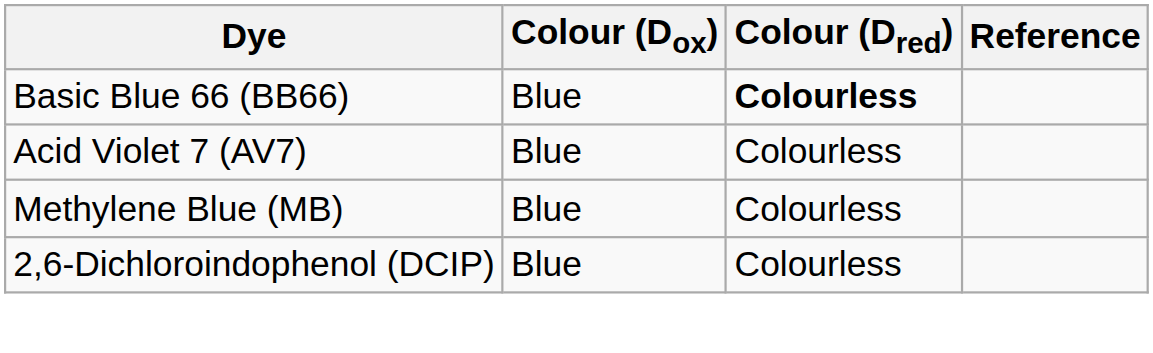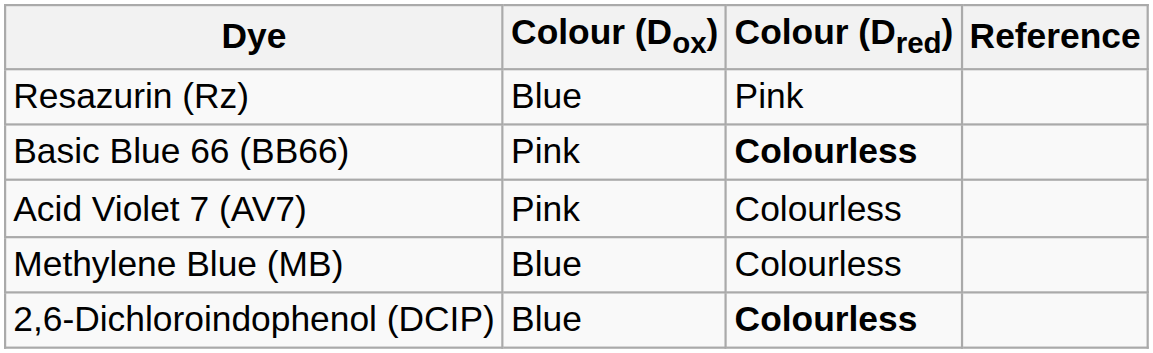+ row: (131, 95)
(546, 95) Blue -> (545, 151) Pink
(546, 151) Blue -> (545, 207) Pink
(818, 263) normal -> (826, 319) bold
